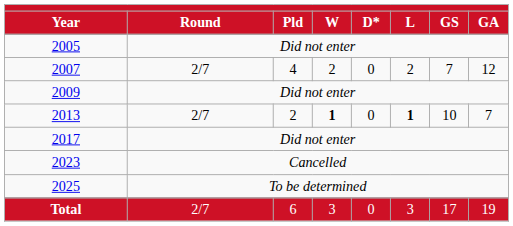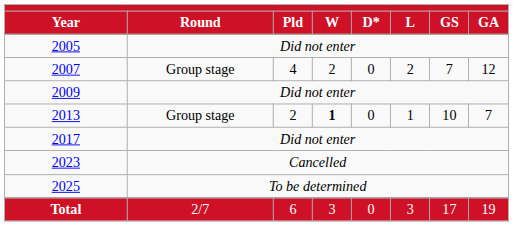(200, 69) 2/7 -> (200, 69) Group stage
(200, 116) 2/7 -> (200, 116) Group stage
(410, 116) bold -> (410, 116) normal
